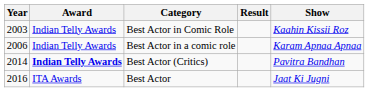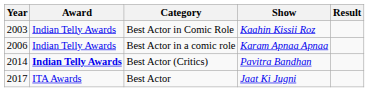columns swapped: (317, 12) <-> (254, 12)
(17, 78) 2016 -> (17, 78) 2017
